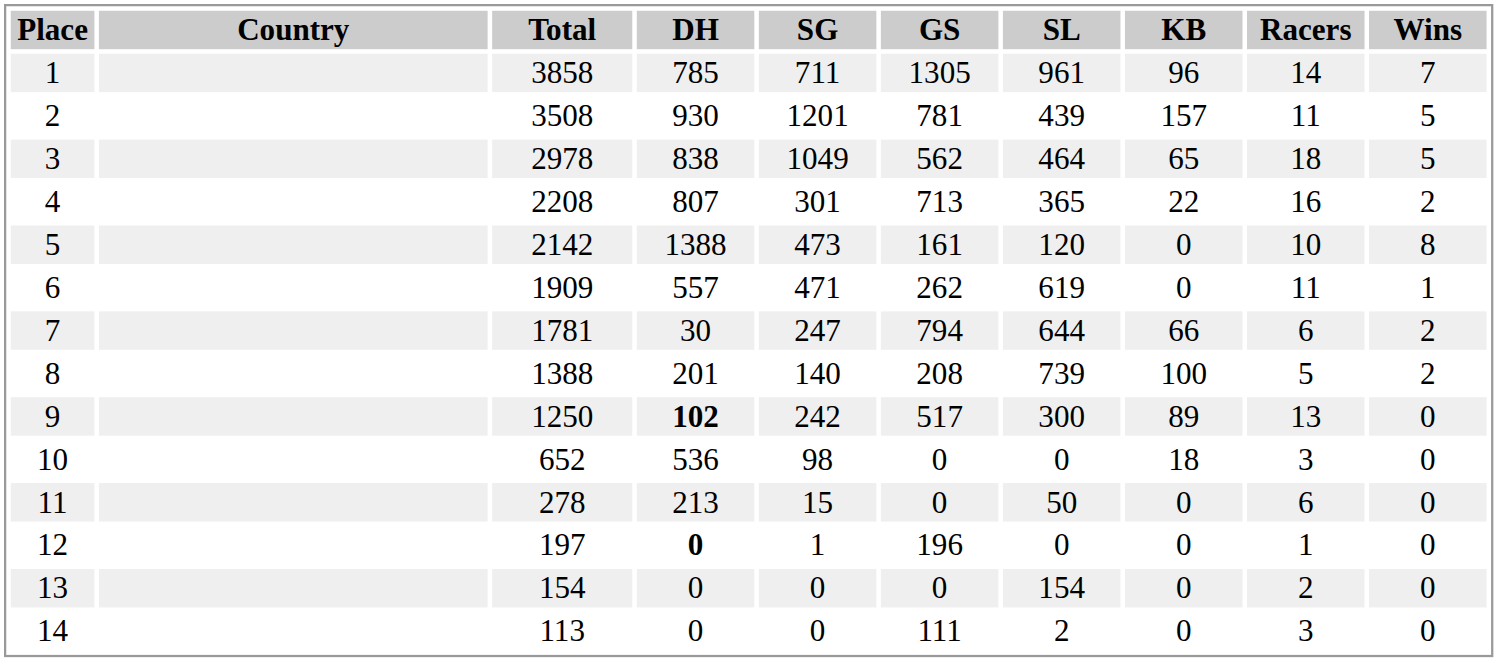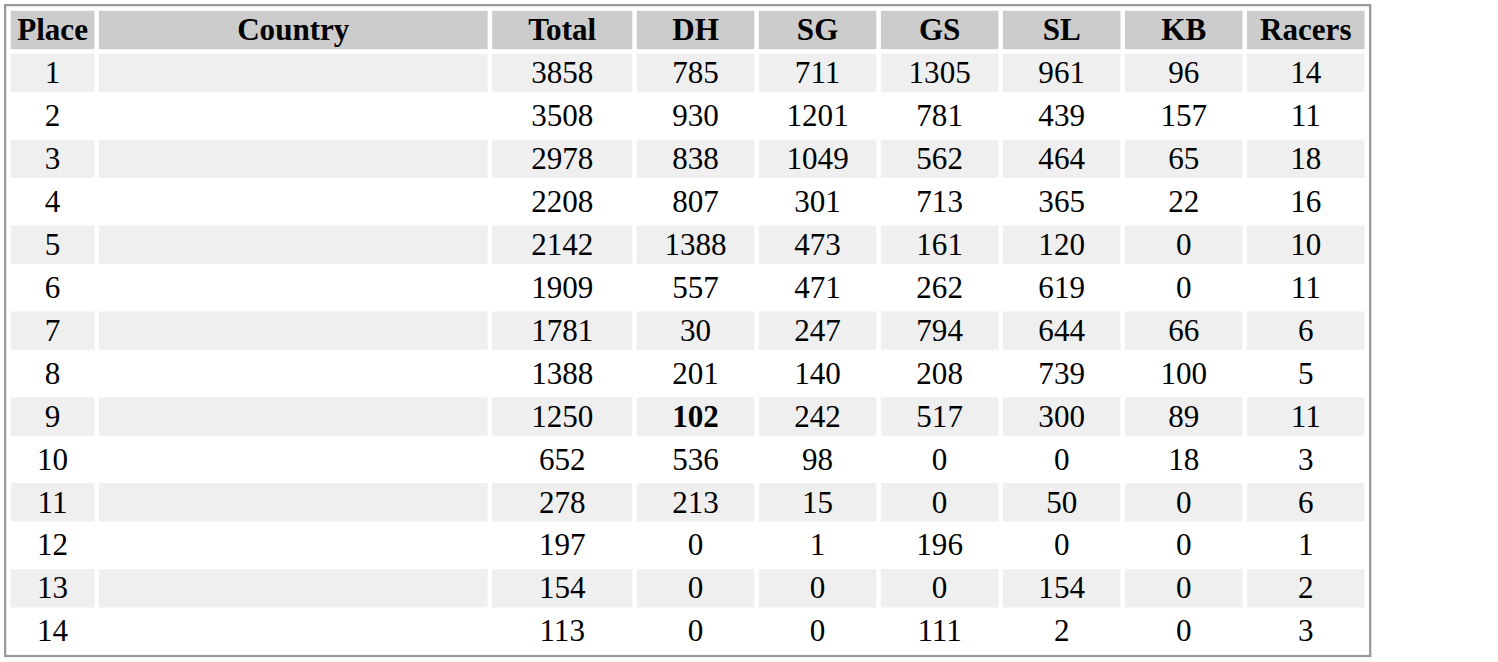- column: (1428, 30)
(1306, 416) 13 -> (1306, 416) 11
(696, 545) bold -> (696, 545) normal
